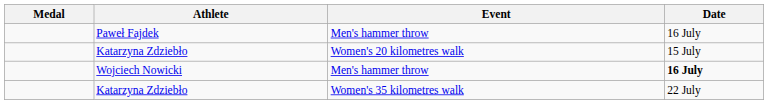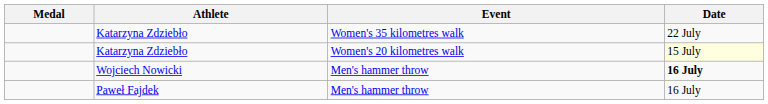rows swapped: (127, 33) <-> (142, 90)
(684, 52) no background -> (684, 52) lightyellow background
